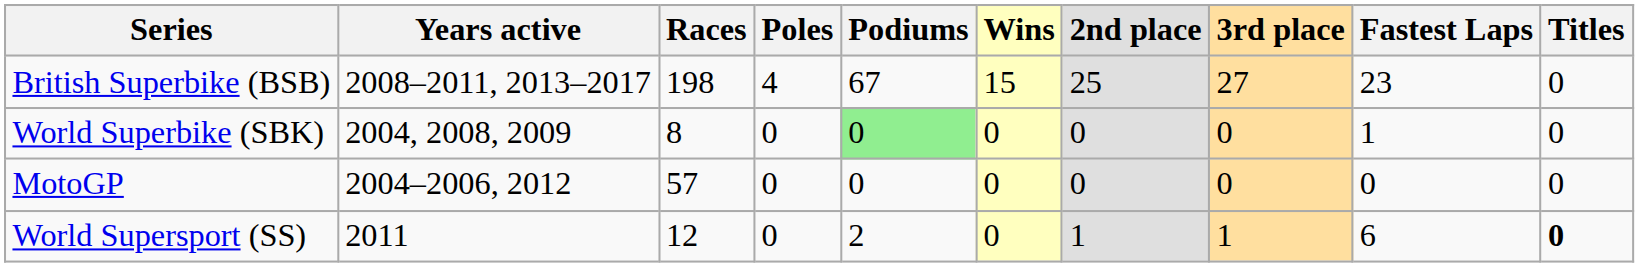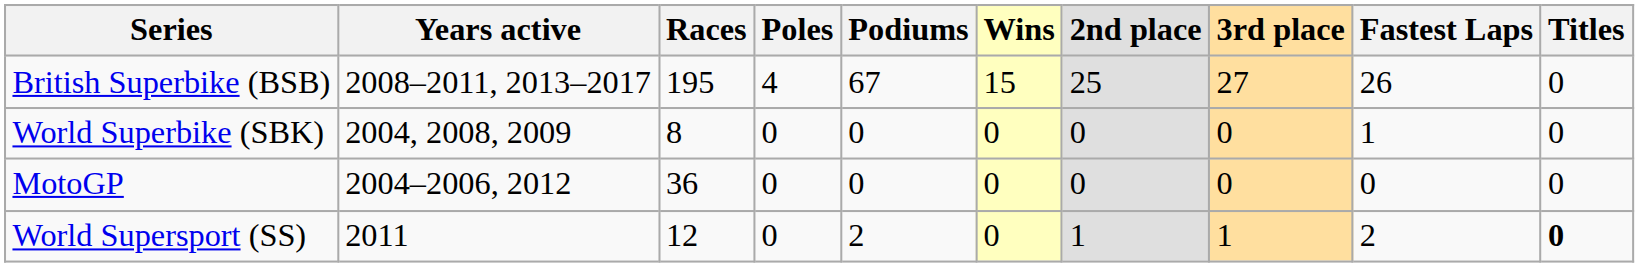(690, 81) 198 -> (690, 81) 195
(1376, 81) 23 -> (1376, 81) 26
(856, 132) lightgreen background -> (856, 132) no background
(682, 183) 57 -> (682, 183) 36
(1368, 235) 6 -> (1368, 235) 2
